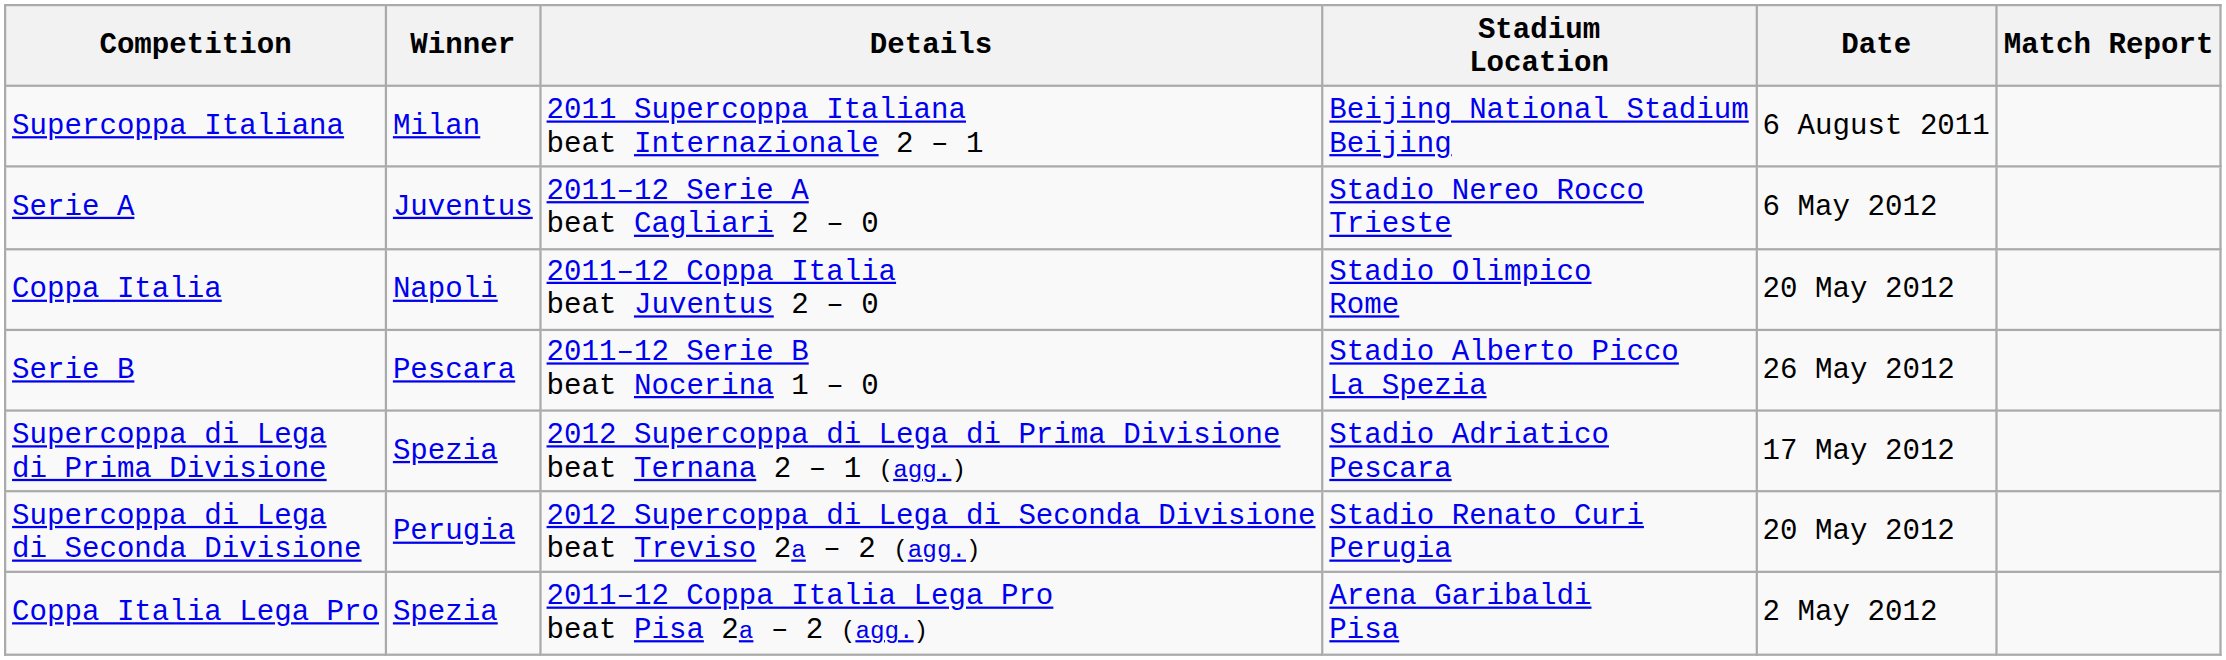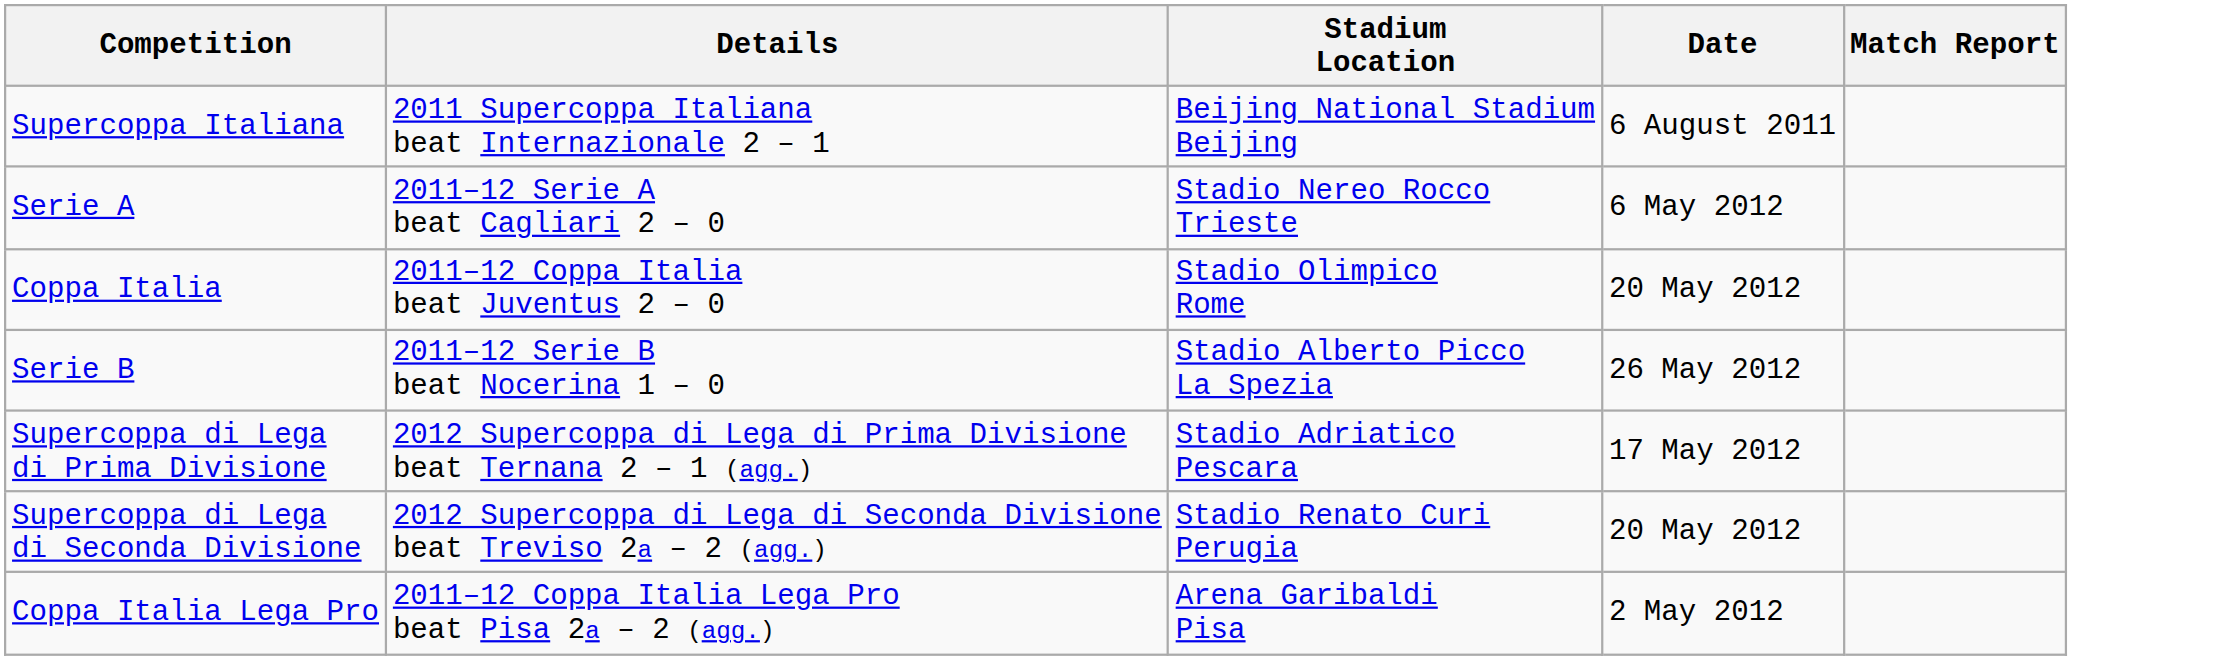- column: (463, 46)
